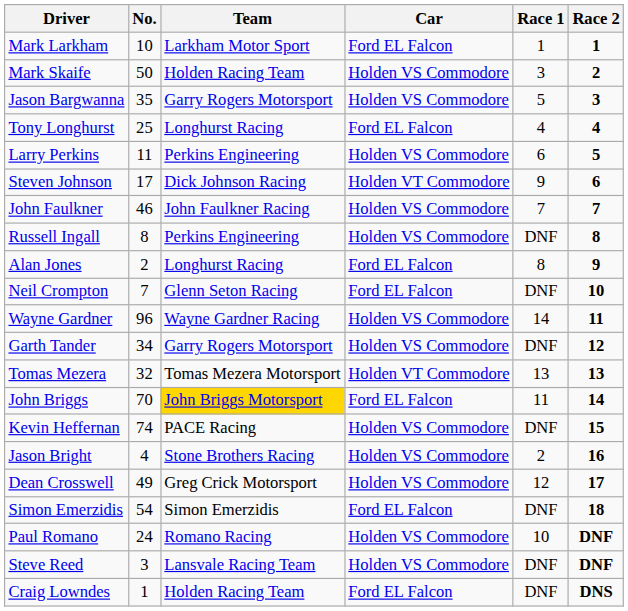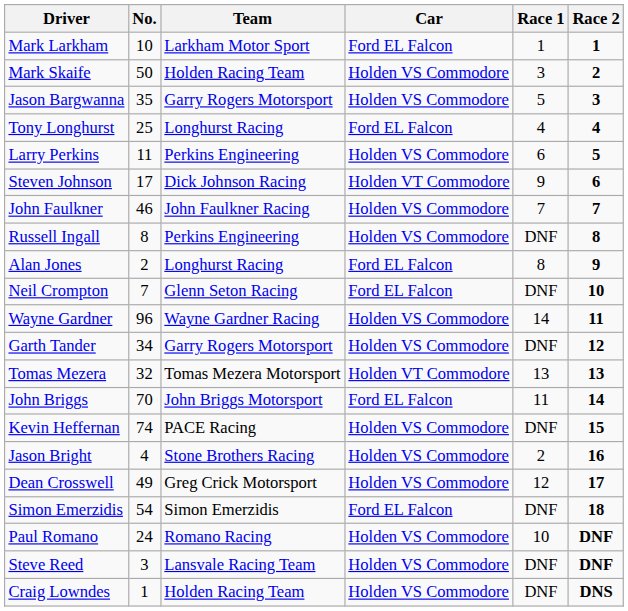(243, 400) gold background -> (243, 400) no background
(400, 592) Ford EL Falcon -> (429, 592) Holden VS Commodore
